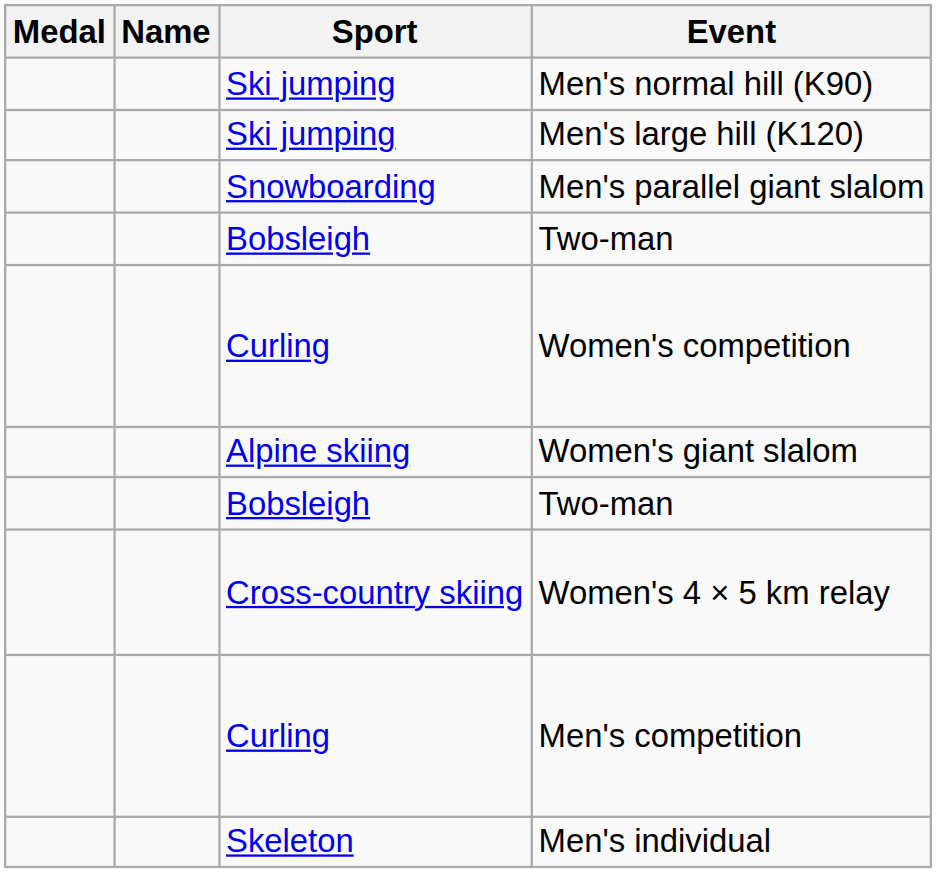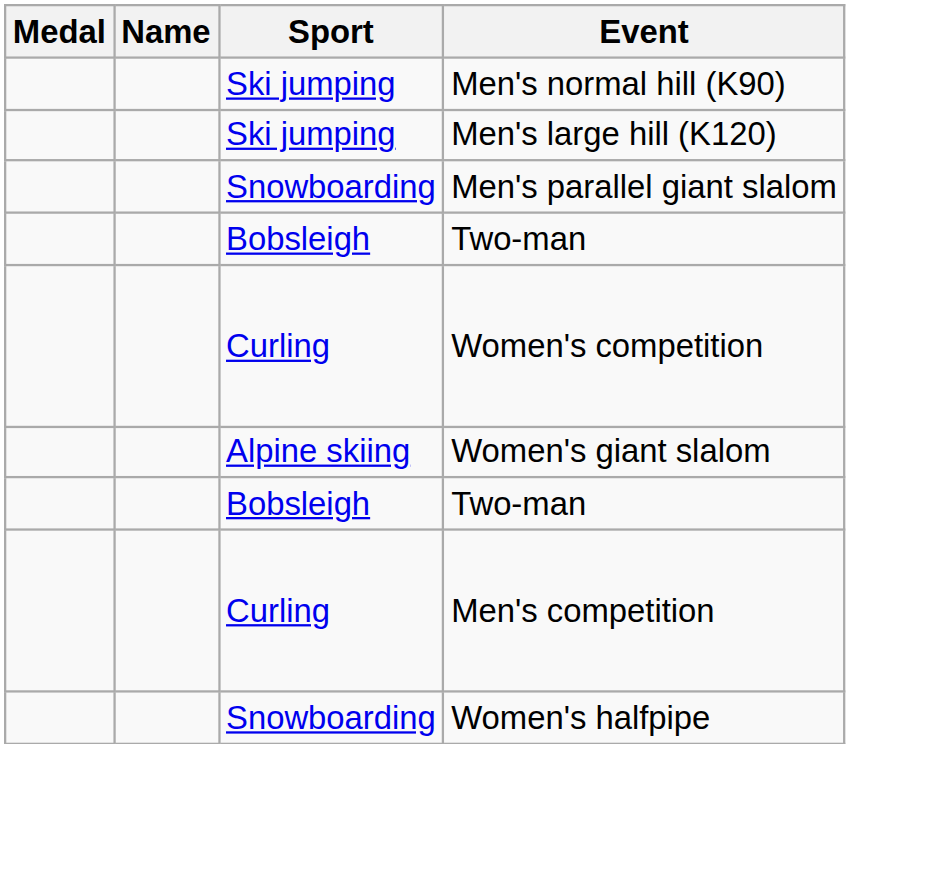- row: (375, 592)
- row: (290, 842)
+ row: (331, 717)
